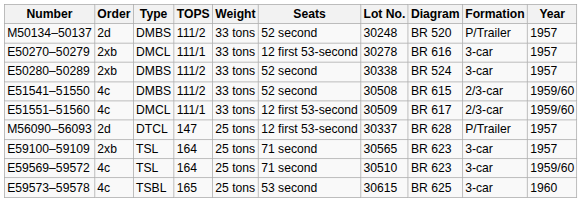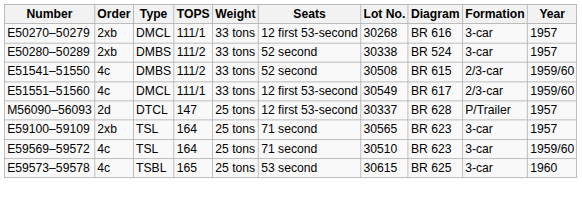- row: (49, 33)
(380, 52) 30278 -> (380, 33) 30268
(380, 110) 30509 -> (380, 91) 30549
